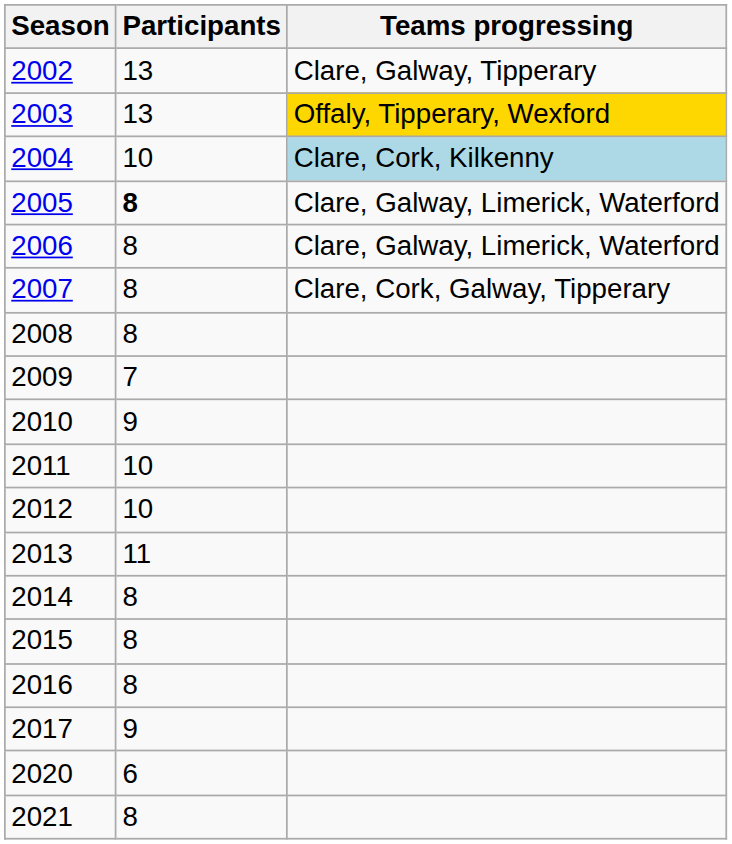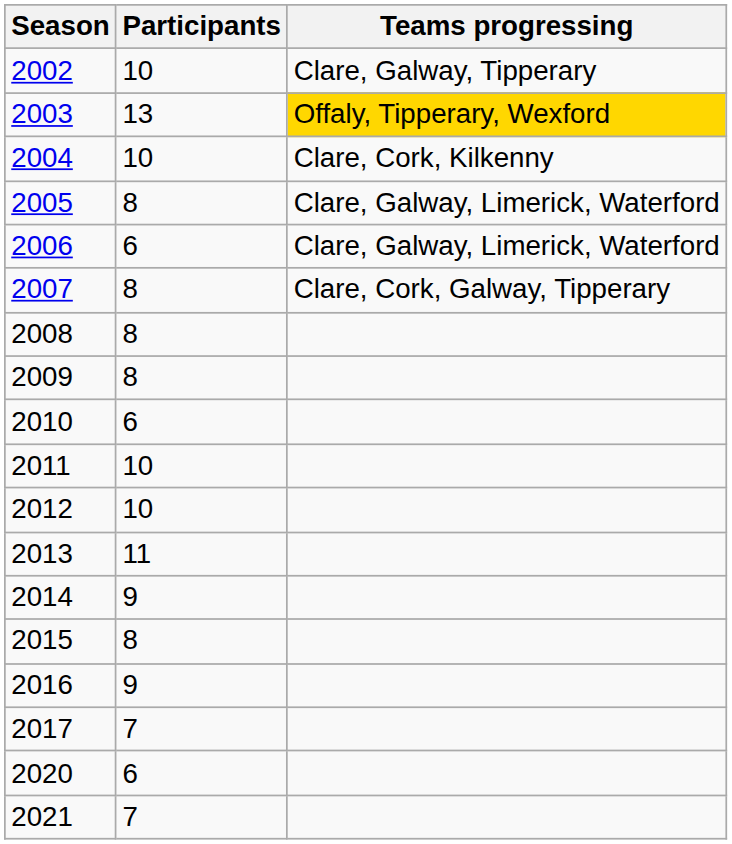(138, 70) 13 -> (138, 70) 10
(424, 158) lightblue background -> (424, 158) no background
(130, 202) bold -> (130, 202) normal
(130, 245) 8 -> (130, 245) 6
(130, 377) 7 -> (130, 377) 8
(130, 421) 9 -> (130, 421) 6
(130, 597) 8 -> (130, 597) 9
(130, 684) 8 -> (130, 684) 9
(130, 728) 9 -> (130, 728) 7
(130, 816) 8 -> (130, 816) 7
